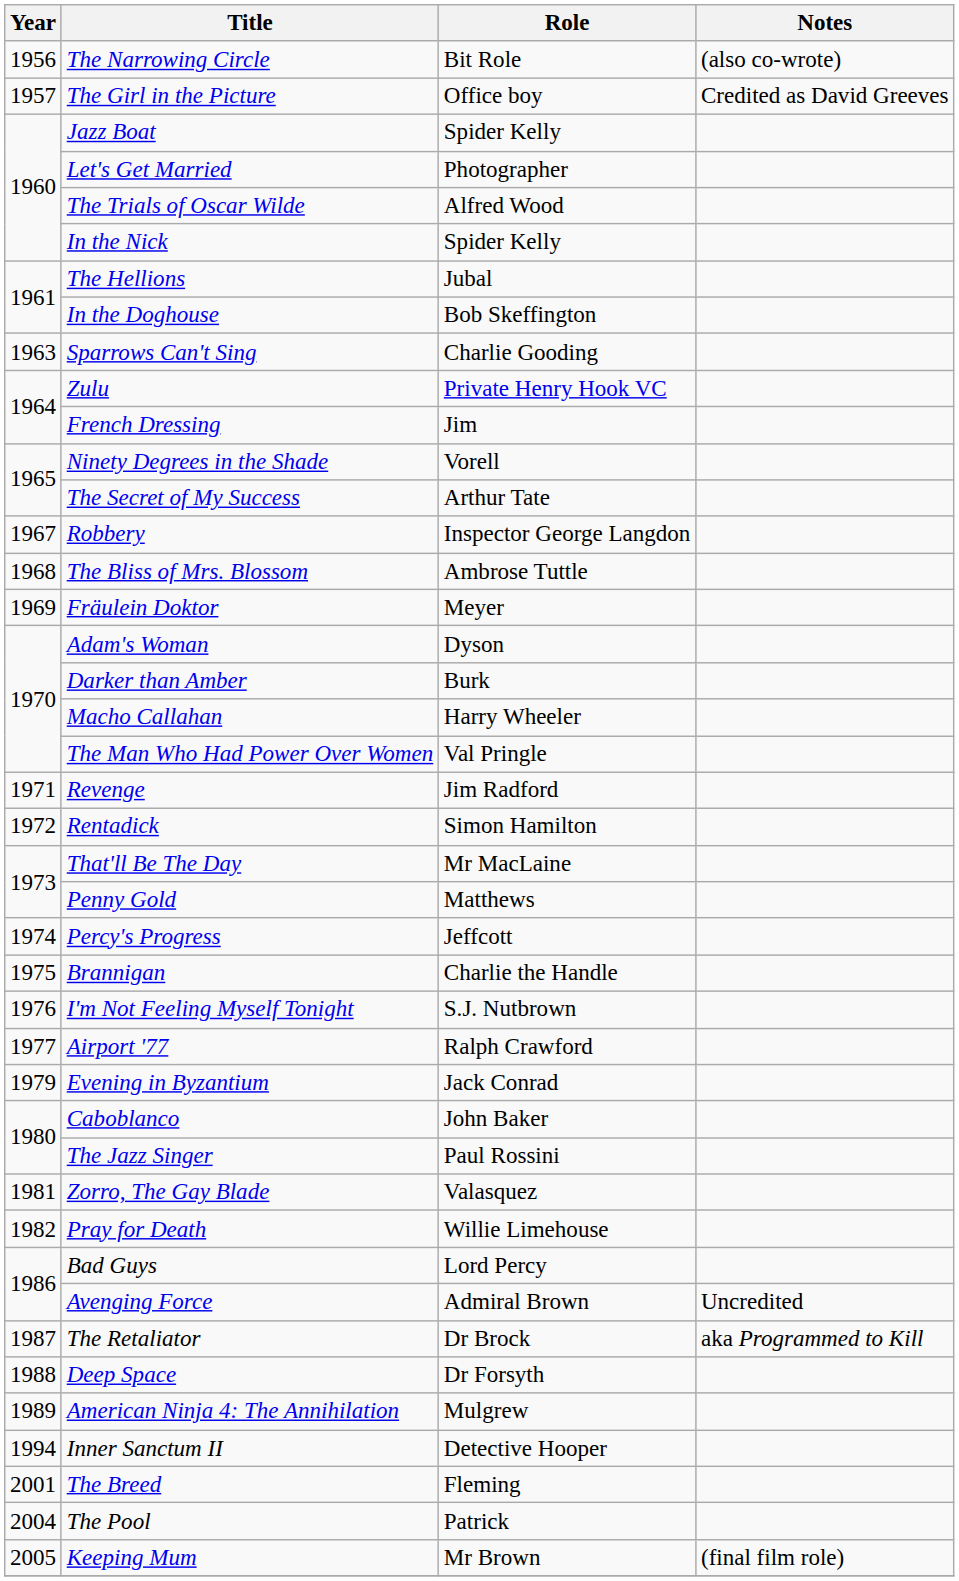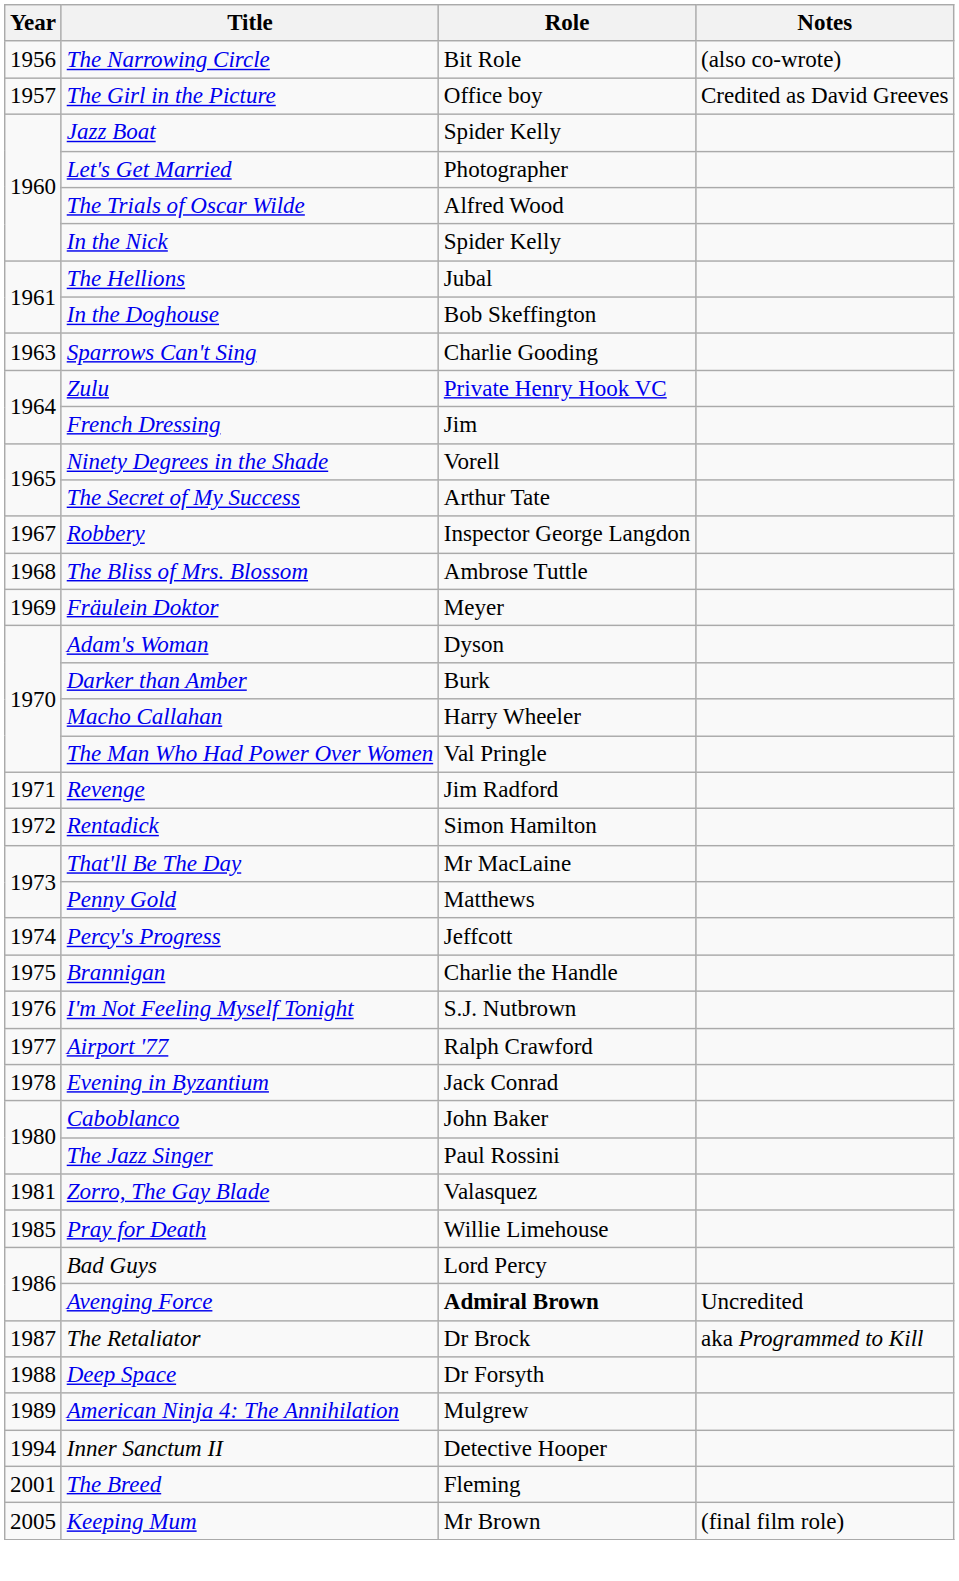(33, 1082) 1979 -> (33, 1082) 1978
(33, 1228) 1982 -> (33, 1228) 1985
(516, 1301) normal -> (521, 1301) bold
- row: (109, 1520)
